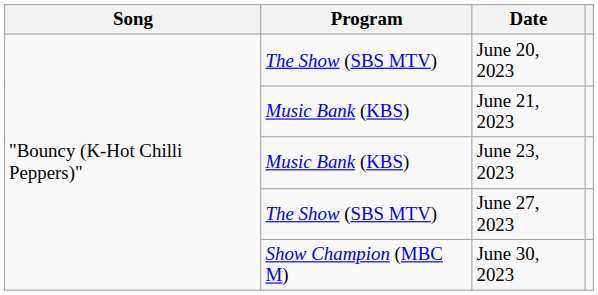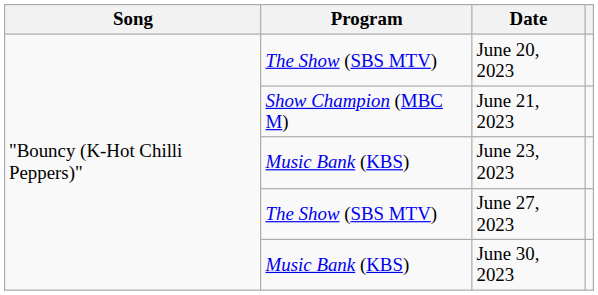(337, 111) Music Bank (KBS) -> (354, 111) Show Champion (MBC M)
(354, 264) Show Champion (MBC M) -> (337, 264) Music Bank (KBS)
